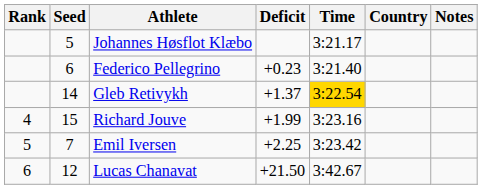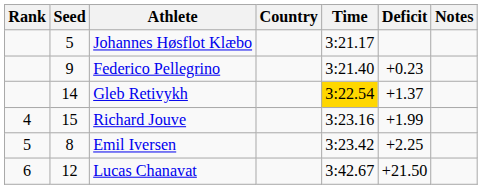columns swapped: (398, 17) <-> (282, 17)
(70, 68) 6 -> (70, 68) 9
(70, 145) 7 -> (70, 145) 8
